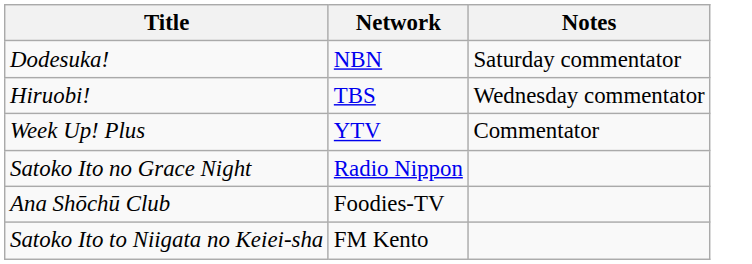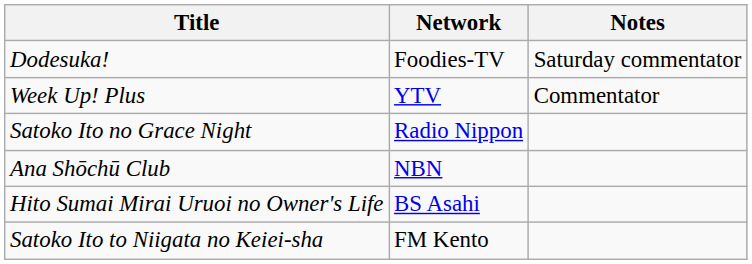(358, 58) NBN -> (449, 58) Foodies-TV
- row: (50, 95)
(389, 204) Foodies-TV -> (418, 167) NBN
+ row: (197, 204)
